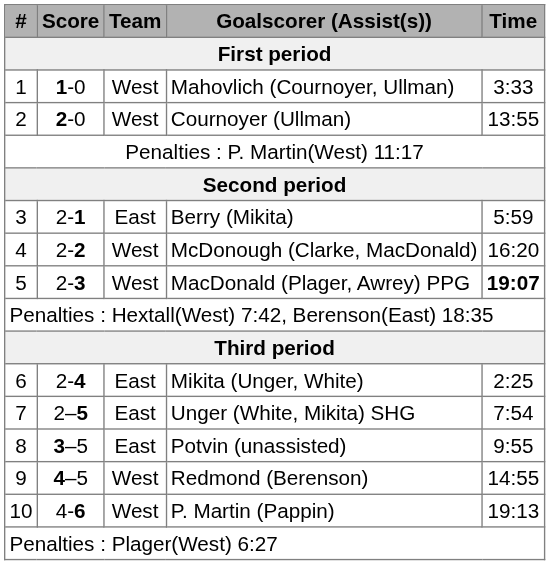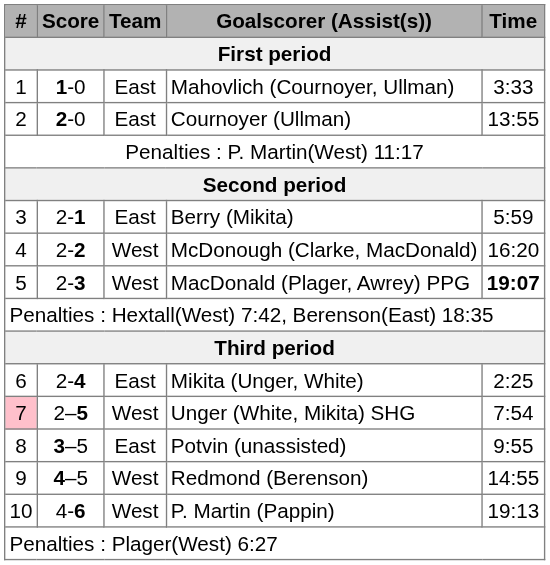(135, 86) West -> (135, 86) East
(135, 119) West -> (135, 119) East
(21, 413) no background -> (21, 413) pink background
(135, 413) East -> (135, 413) West
